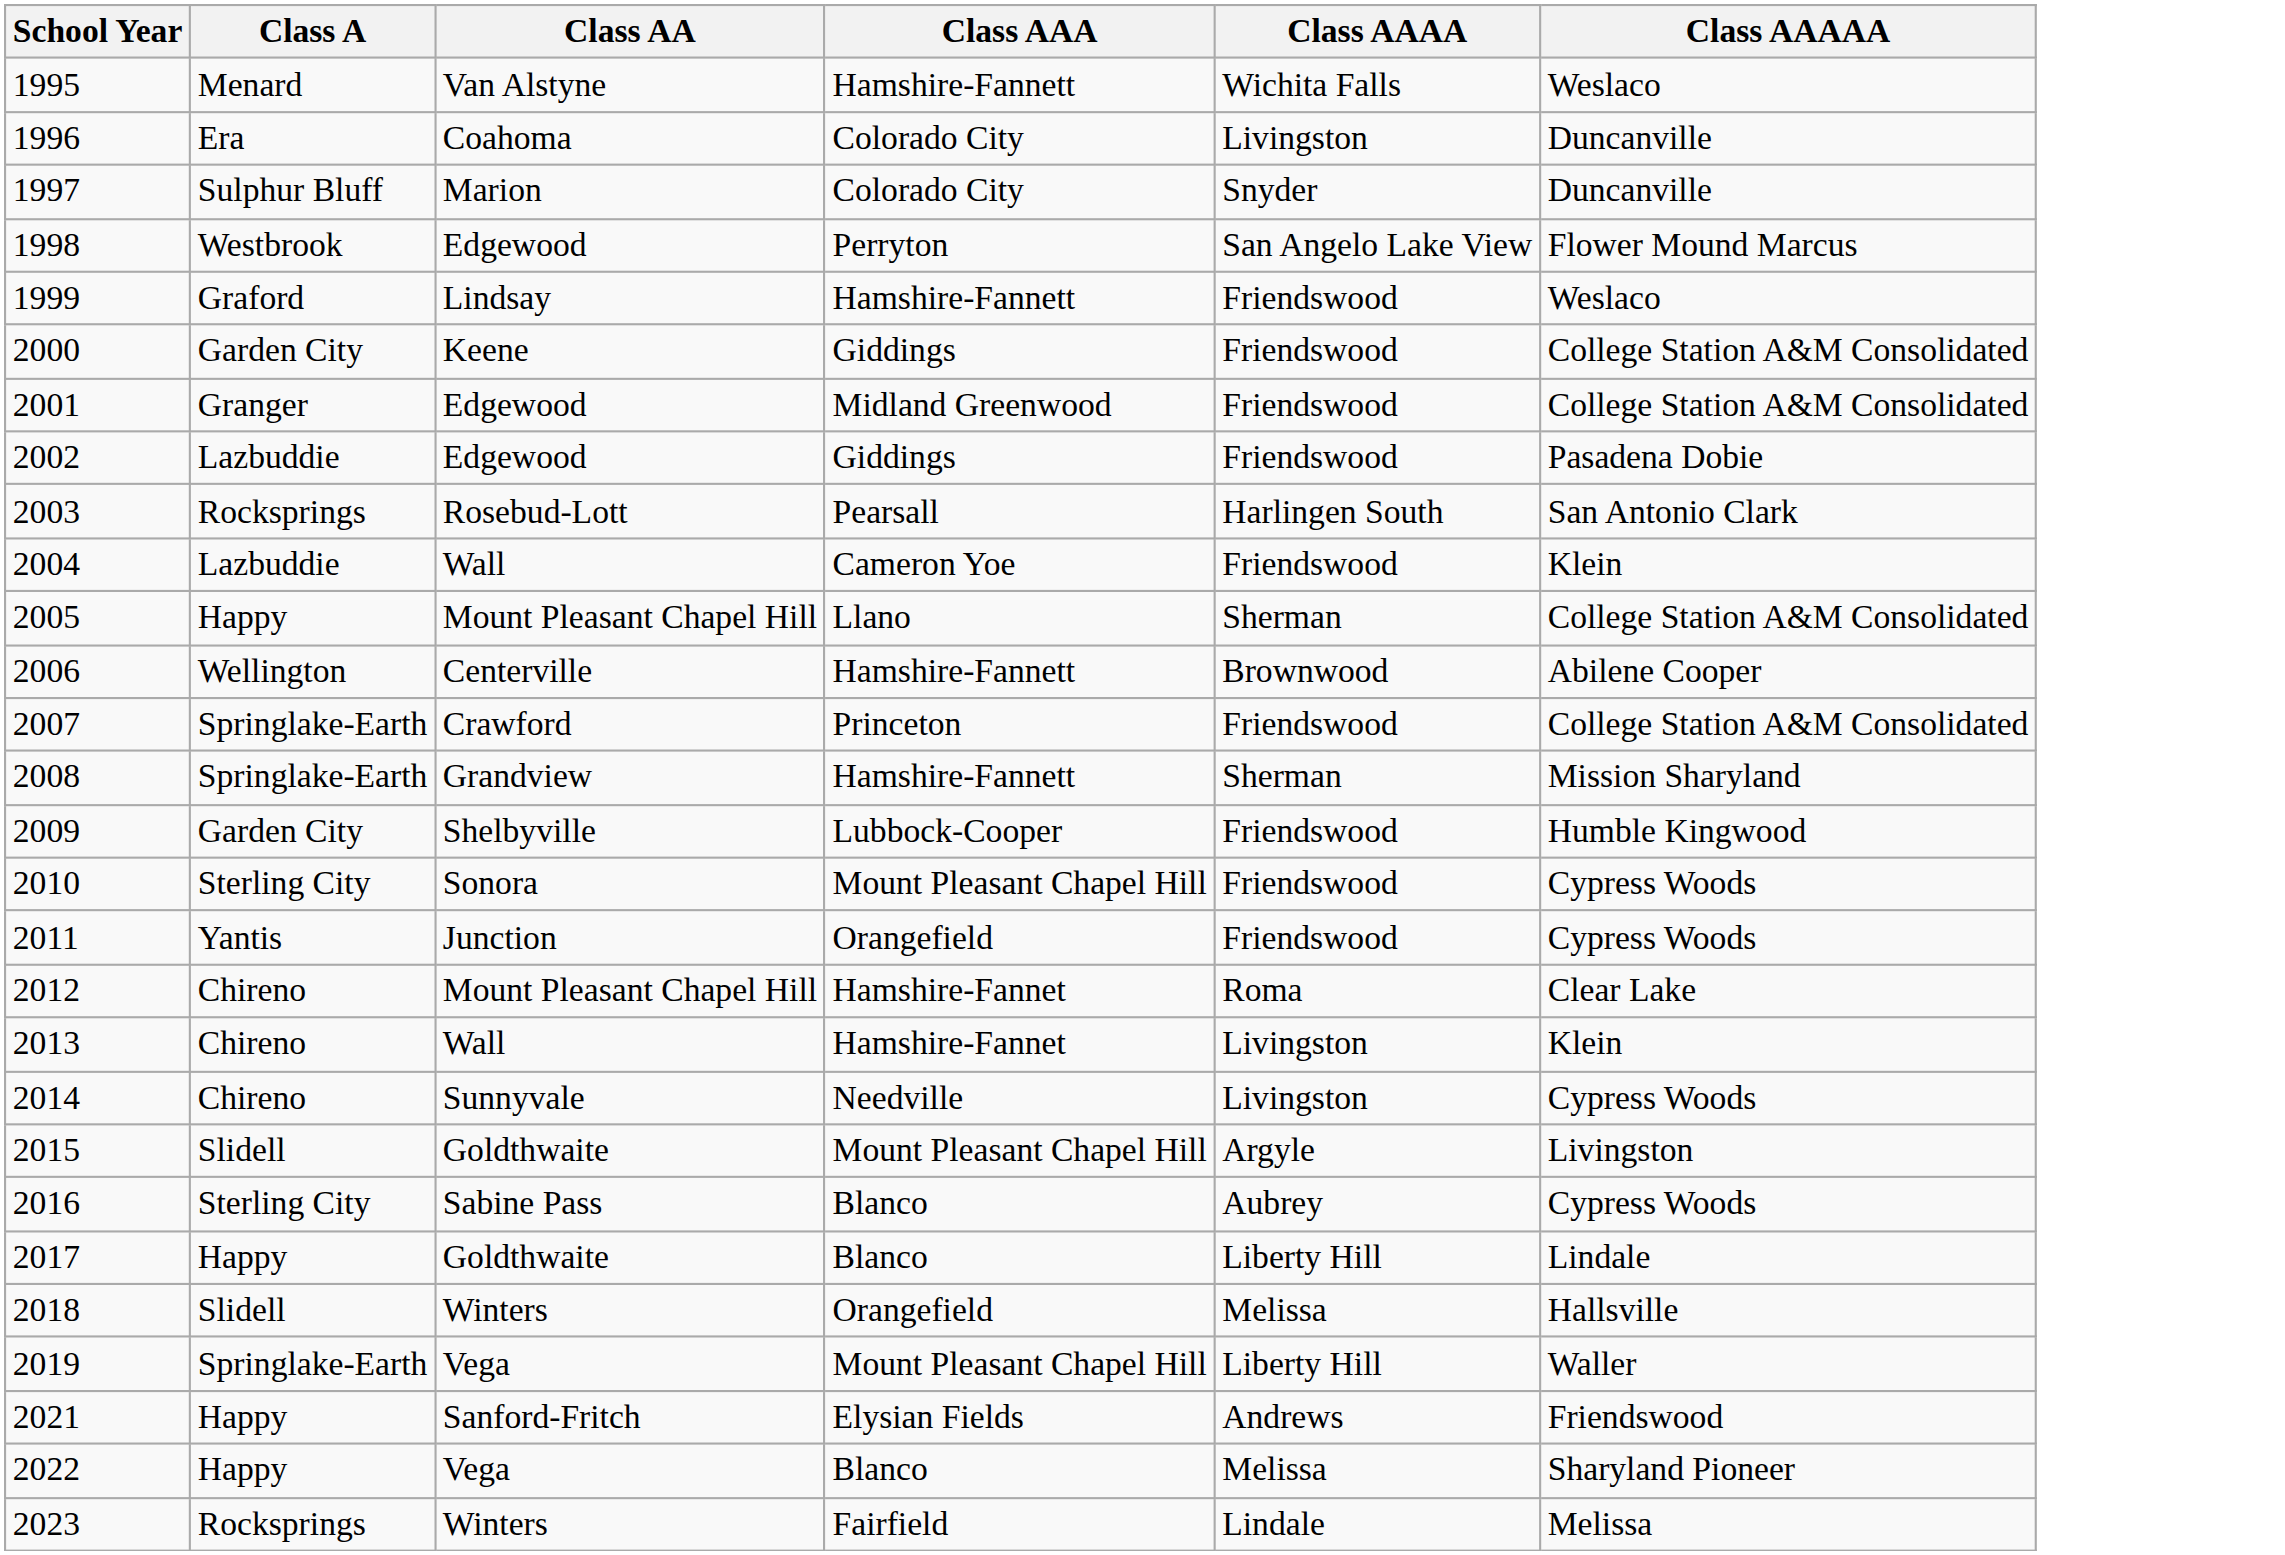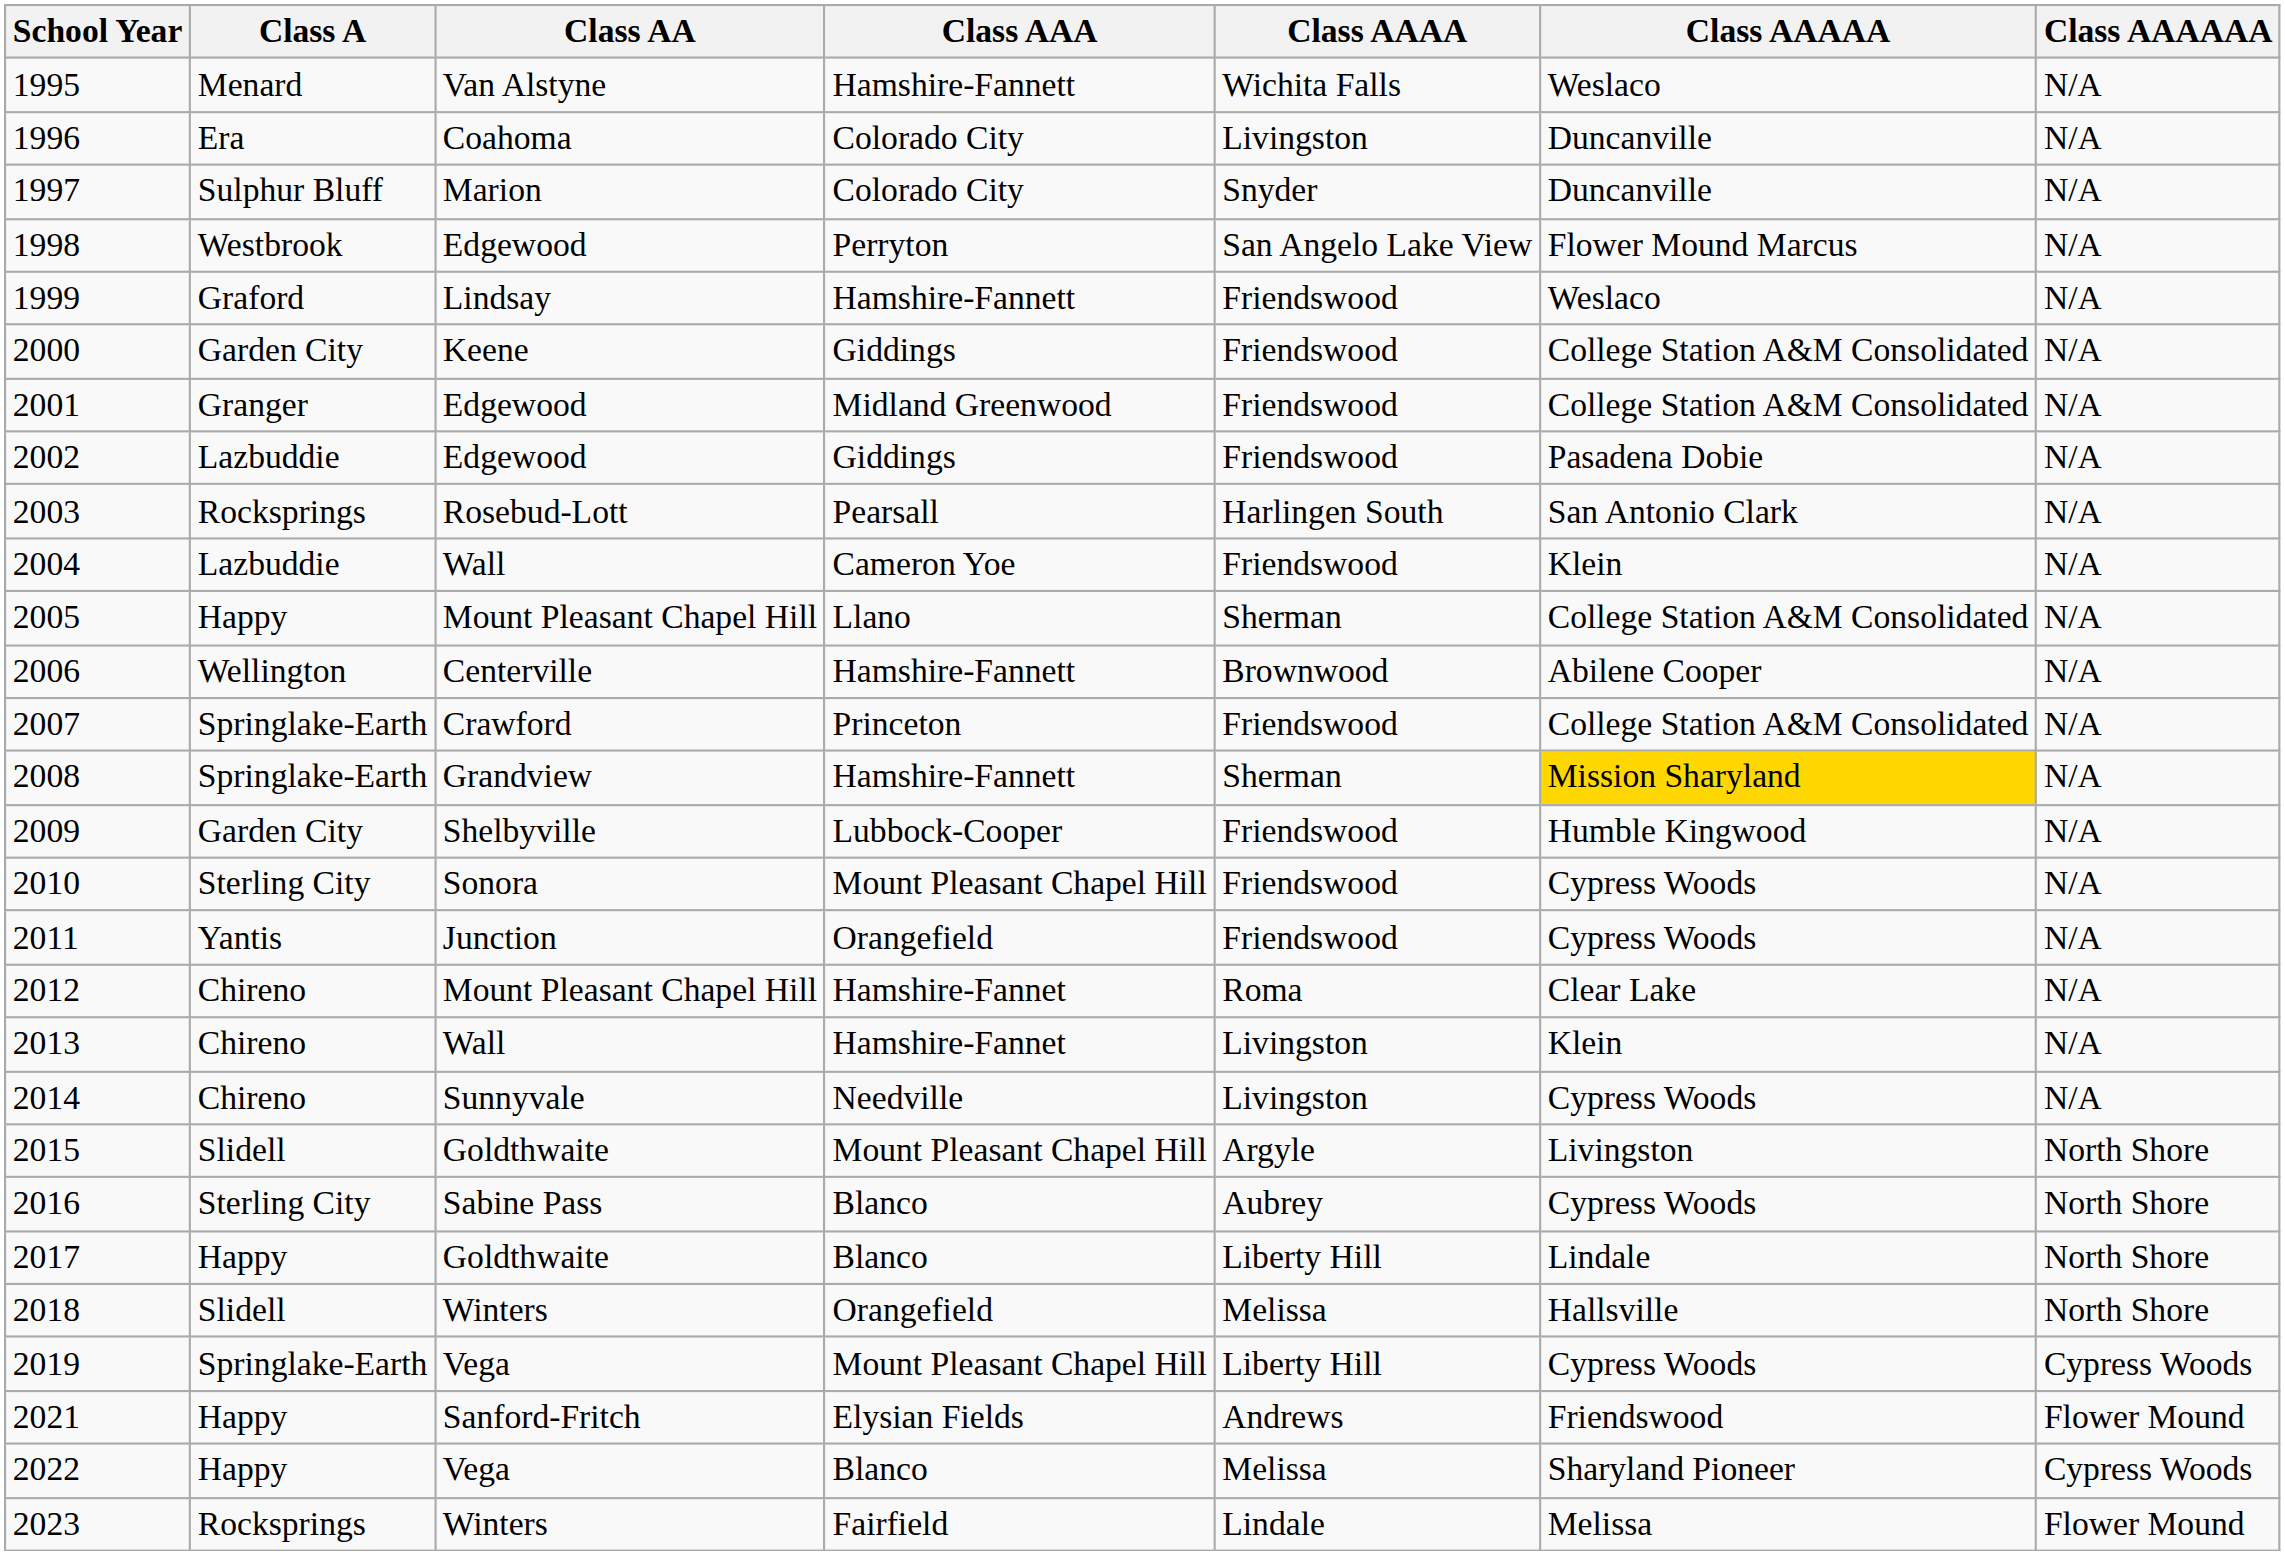+ column: (2158, 31)
(1674, 777) no background -> (1674, 777) gold background
(1592, 1363) Waller -> (1652, 1363) Cypress Woods
